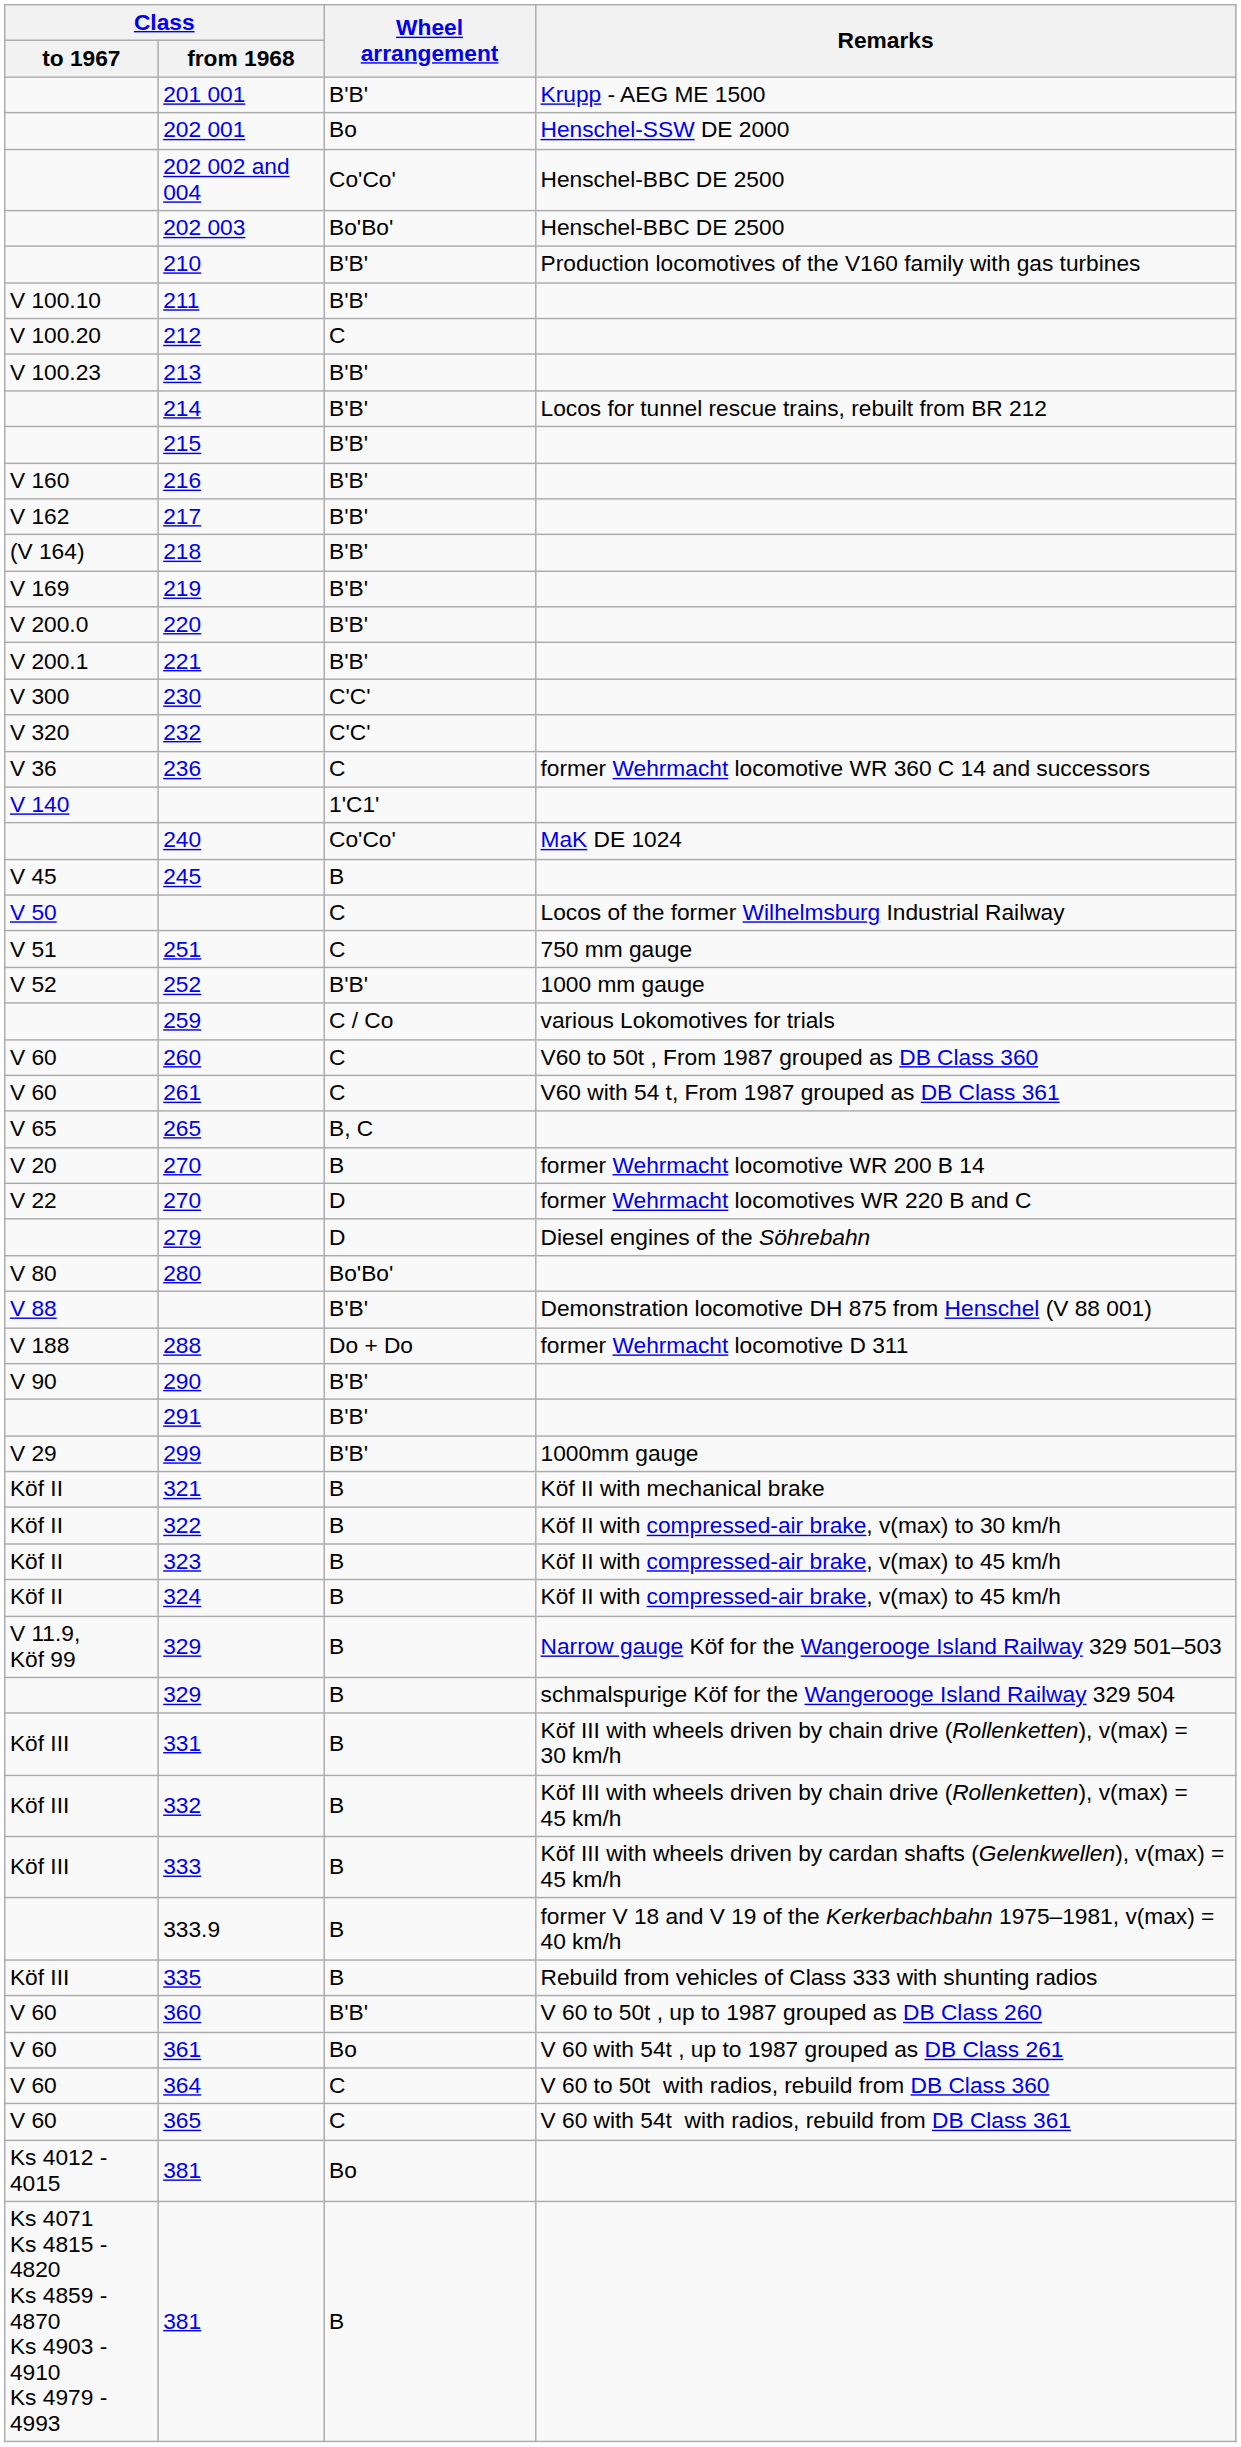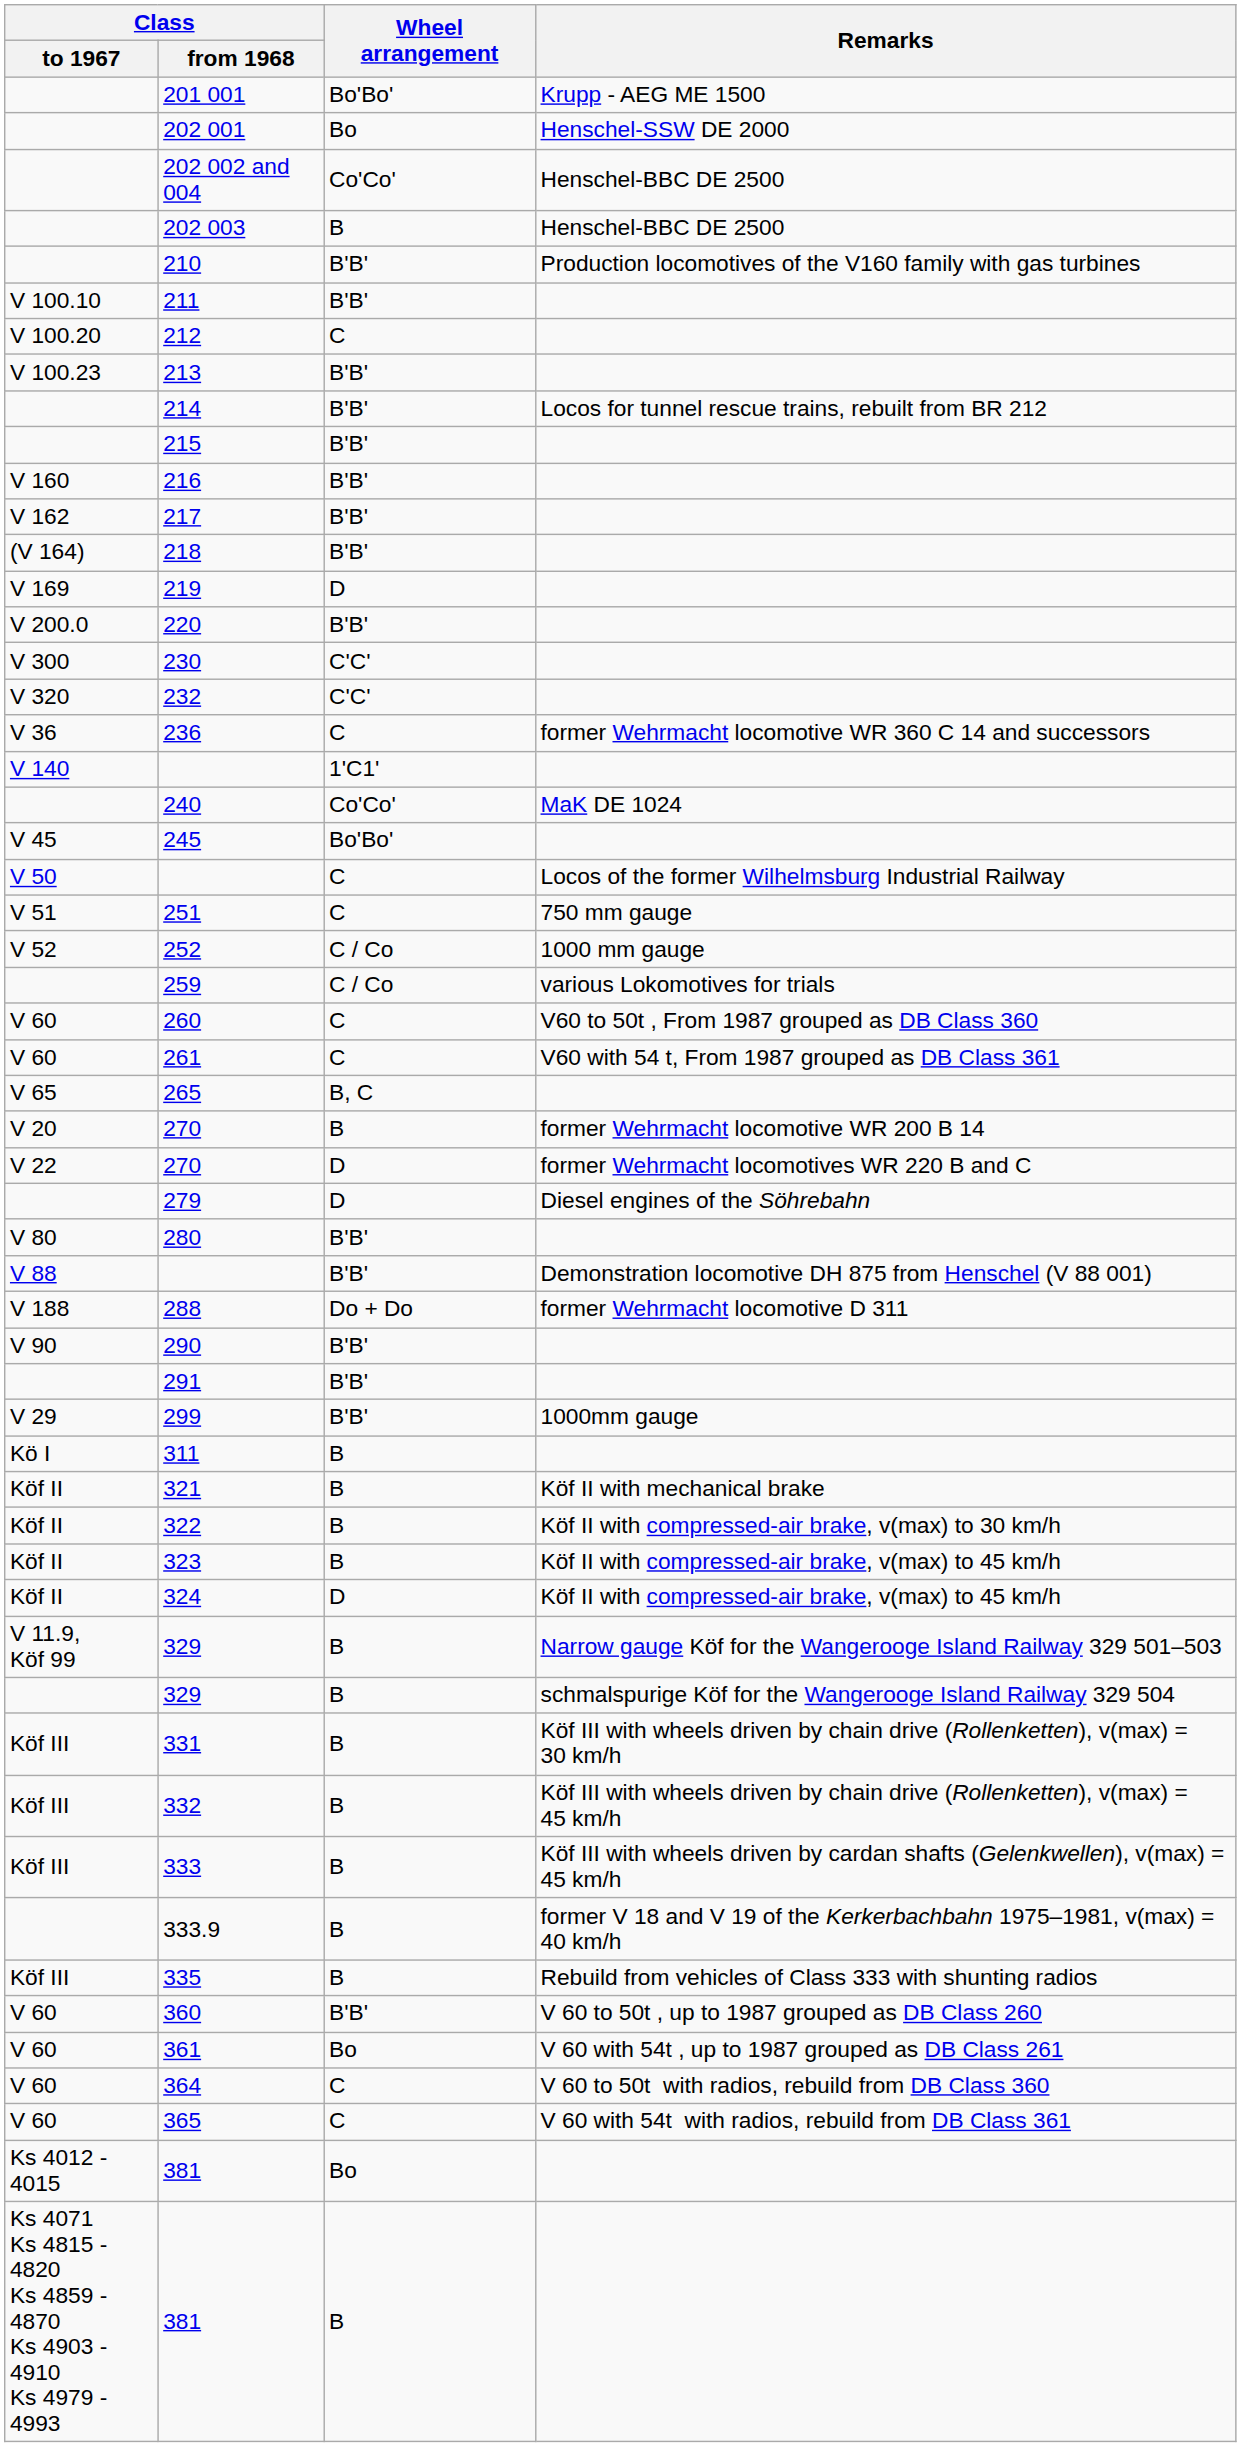(349, 94) B'B' -> (361, 94) Bo'Bo'
(361, 228) Bo'Bo' -> (337, 228) B
(349, 588) B'B' -> (337, 588) D
- row: (49, 660)
(337, 876) B -> (361, 840) Bo'Bo'
(349, 984) B'B' -> (361, 948) C / Co
(361, 1273) Bo'Bo' -> (349, 1237) B'B'
+ row: (30, 1453)
(337, 1597) B -> (337, 1597) D
